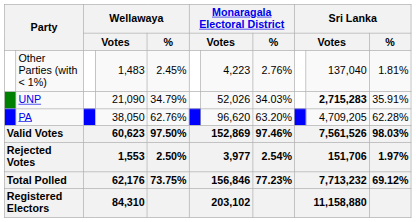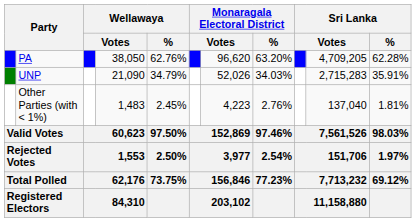rows swapped: (25, 117) <-> (48, 71)
(343, 100) bold -> (343, 76) normal
